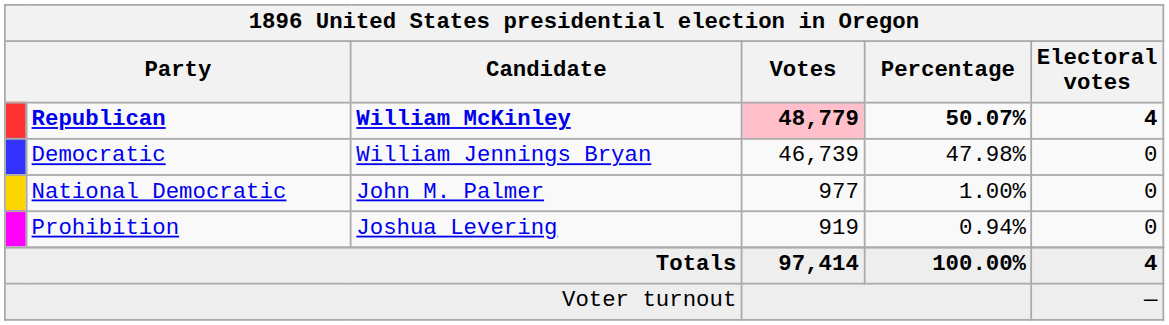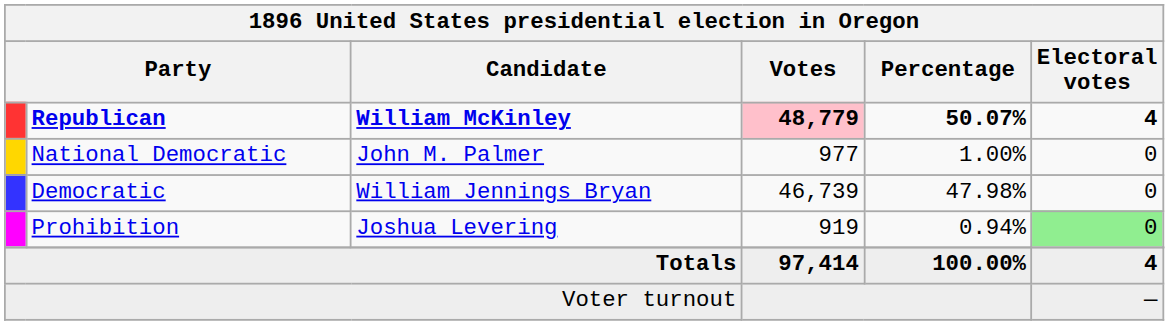rows swapped: (99, 157) <-> (159, 193)
(1151, 229) no background -> (1151, 229) lightgreen background
